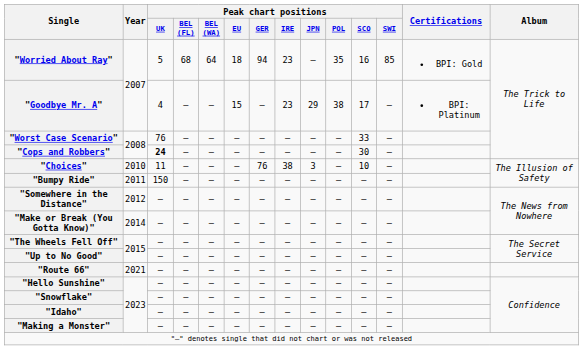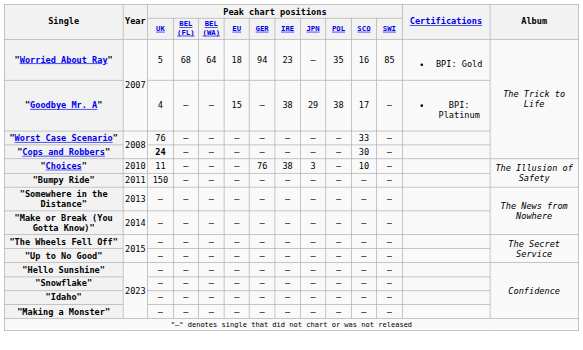(288, 106) 23 -> (288, 106) 38
(135, 199) 2012 -> (135, 199) 2013
- row: (64, 270)
